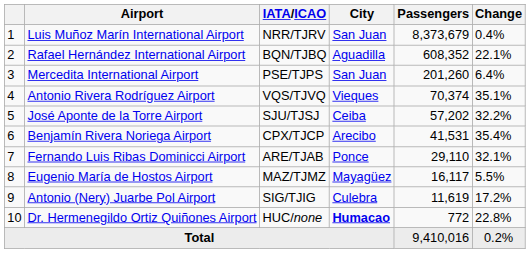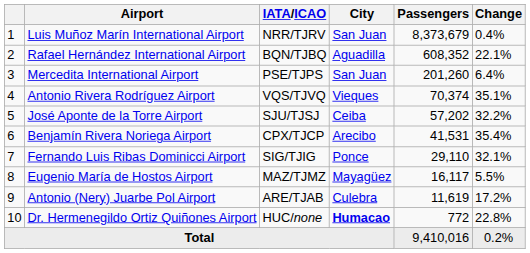(293, 156) ARE/TJAB -> (289, 156) SIG/TJIG
(289, 197) SIG/TJIG -> (293, 197) ARE/TJAB
